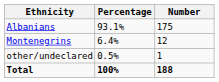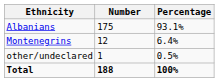columns swapped: (184, 12) <-> (125, 12)
